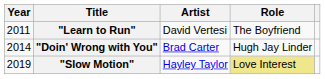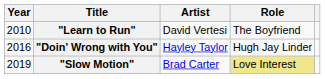(19, 30) 2011 -> (19, 30) 2010
(19, 47) 2014 -> (19, 47) 2016
(191, 47) Brad Carter -> (195, 47) Hayley Taylor
(195, 64) Hayley Taylor -> (191, 64) Brad Carter
